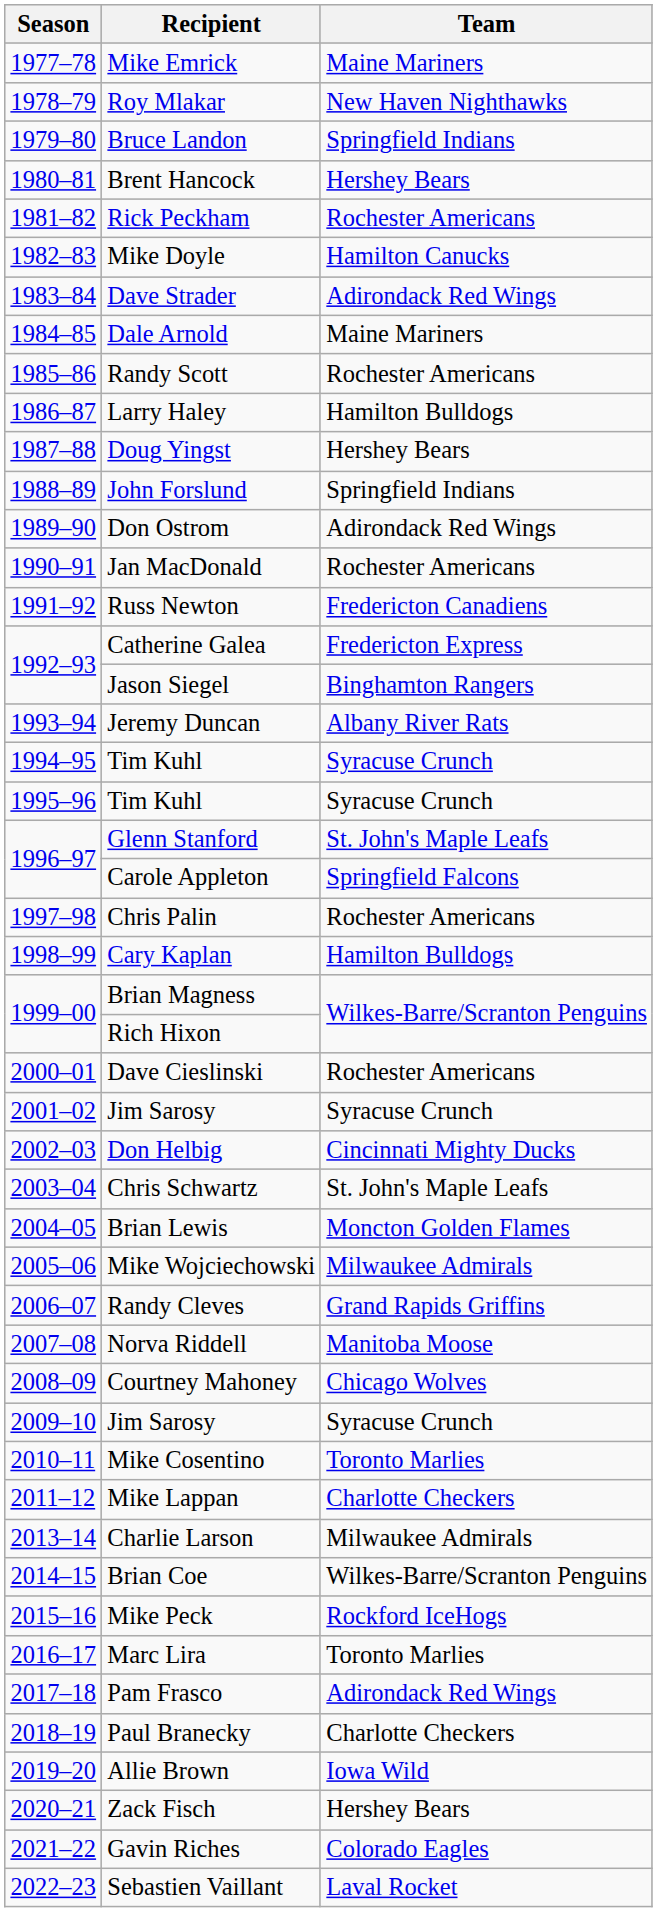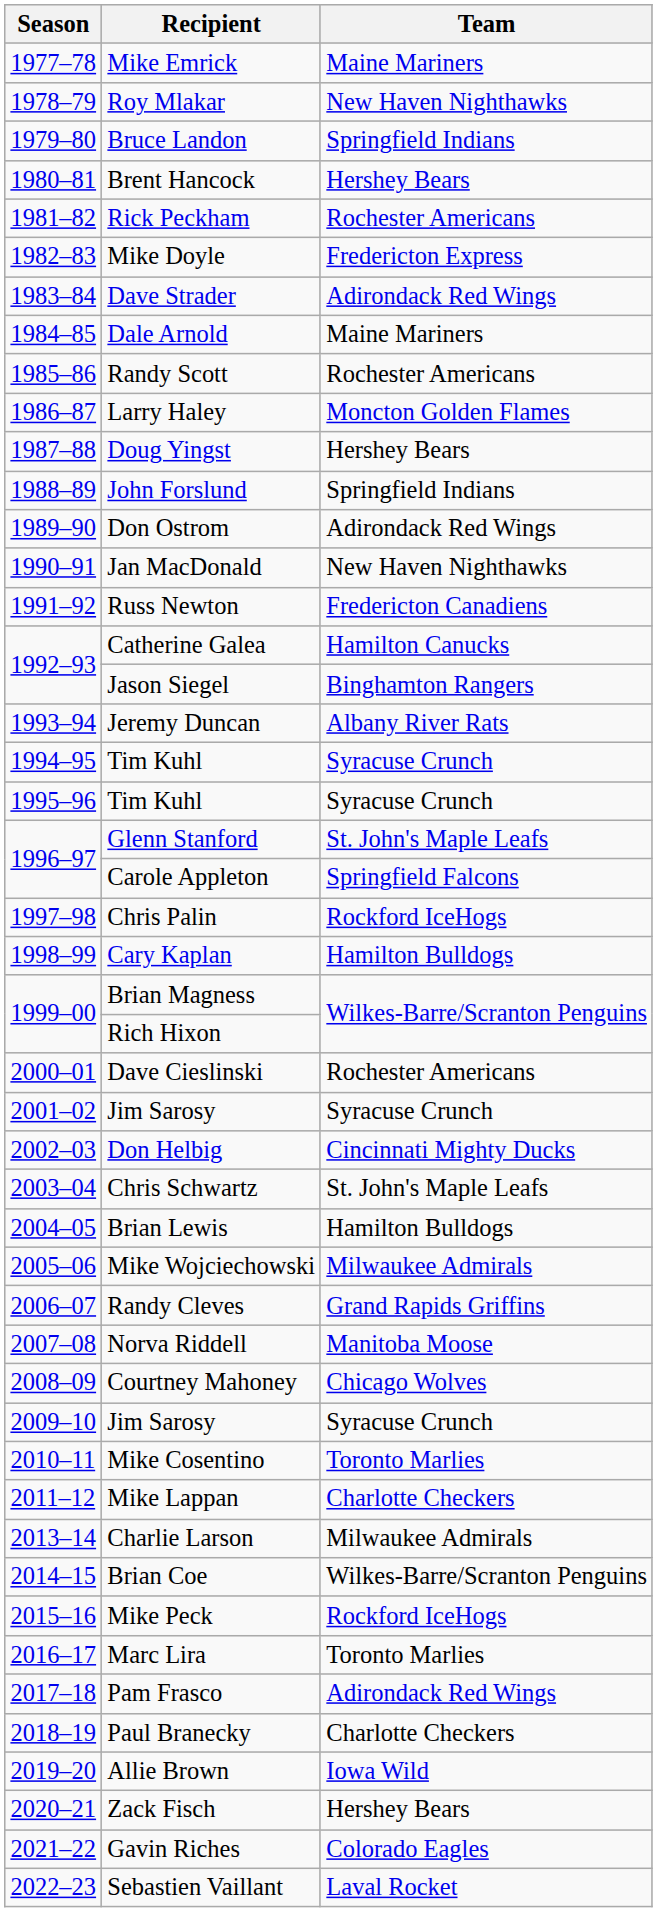(418, 256) Hamilton Canucks -> (425, 256) Fredericton Express
(420, 412) Hamilton Bulldogs -> (448, 412) Moncton Golden Flames
(431, 567) Rochester Americans -> (447, 567) New Haven Nighthawks
(425, 645) Fredericton Express -> (418, 645) Hamilton Canucks
(431, 916) Rochester Americans -> (416, 916) Rockford IceHogs
(448, 1227) Moncton Golden Flames -> (420, 1227) Hamilton Bulldogs
